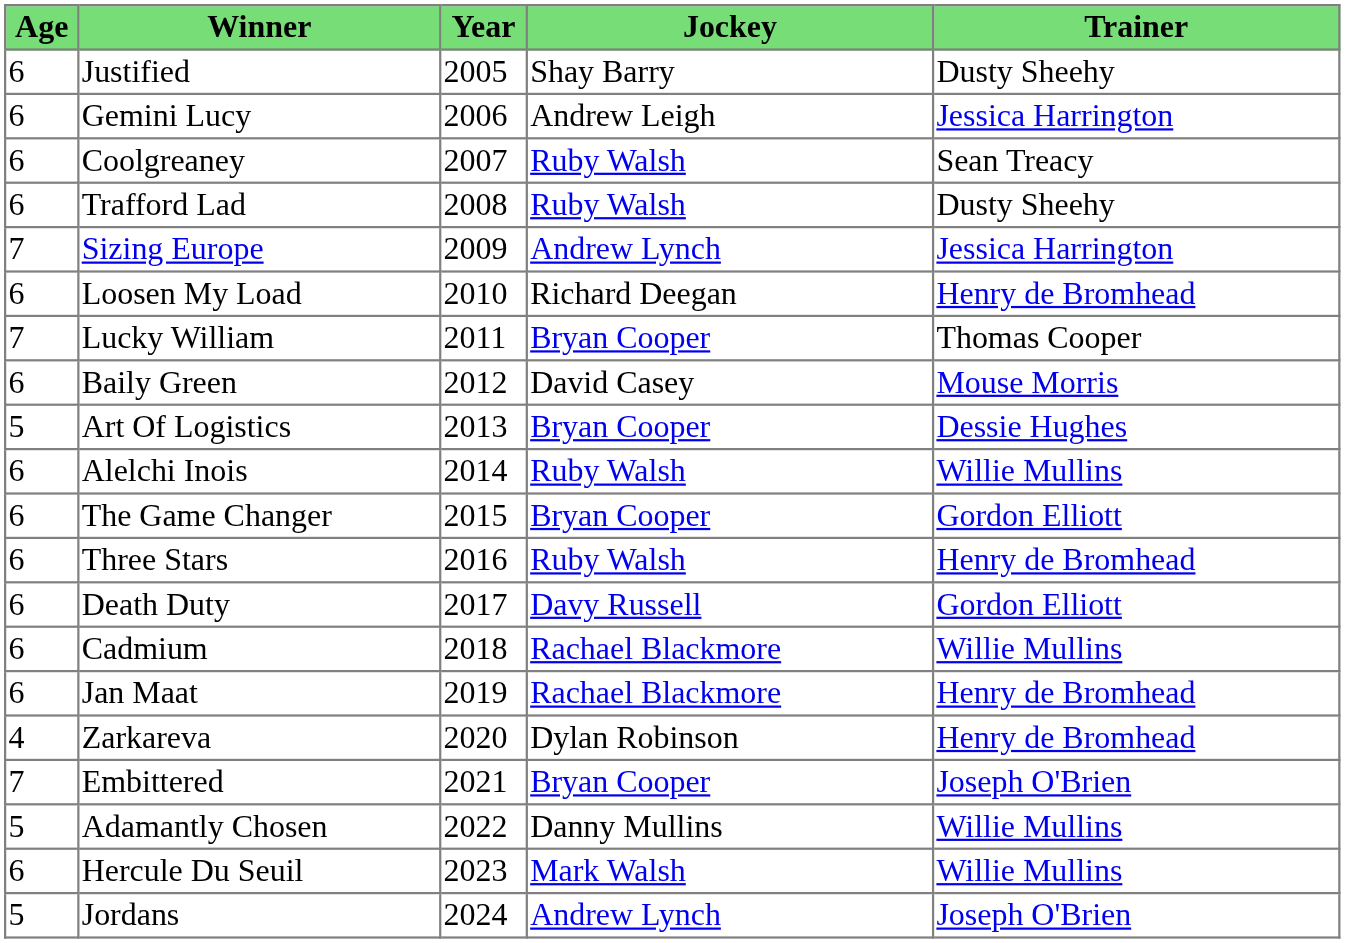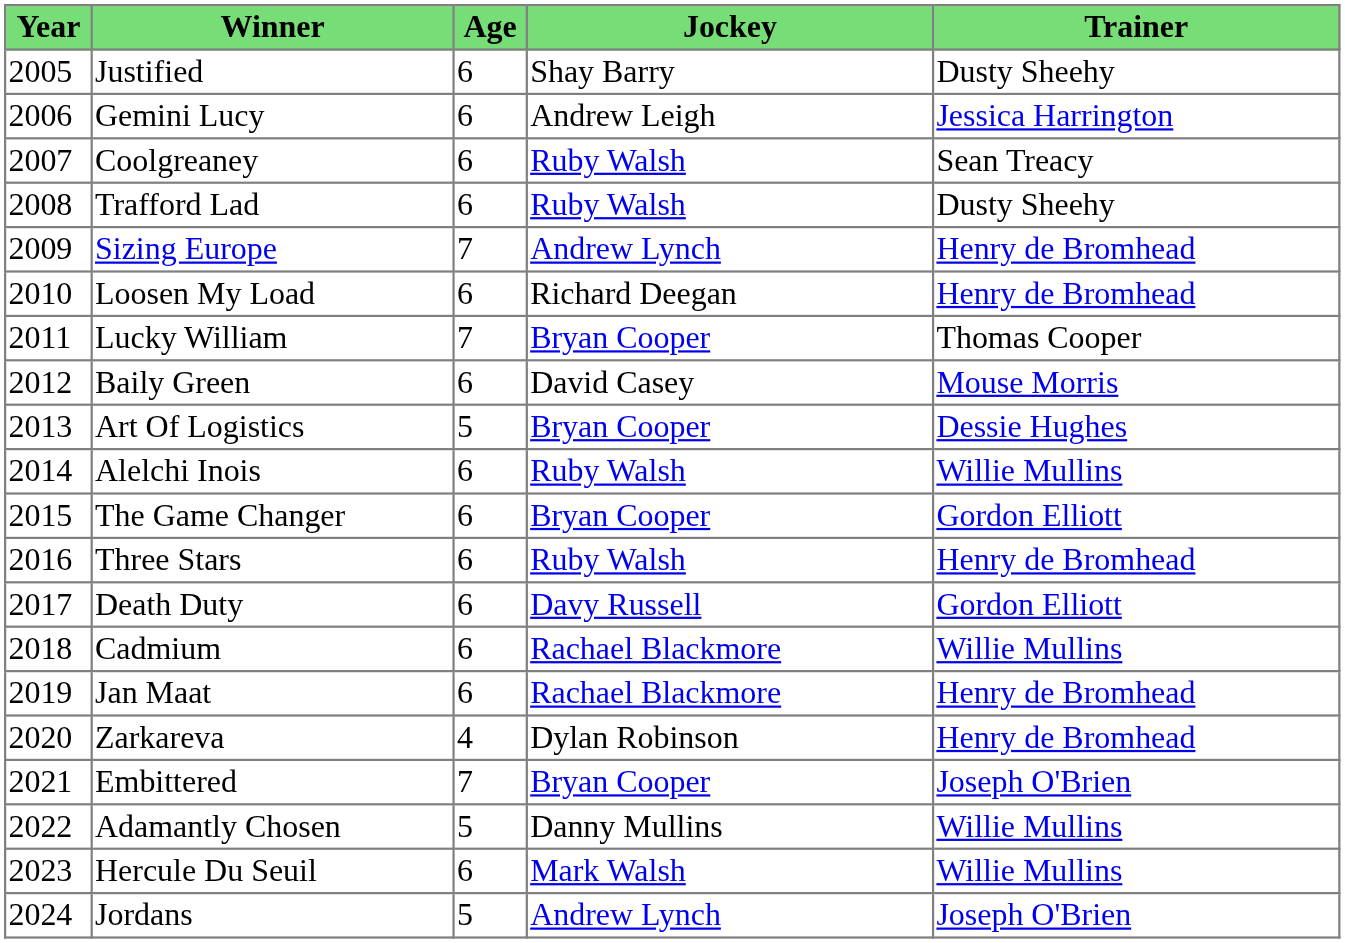columns swapped: (484, 26) <-> (42, 26)
(1055, 248) Jessica Harrington -> (1066, 248) Henry de Bromhead
